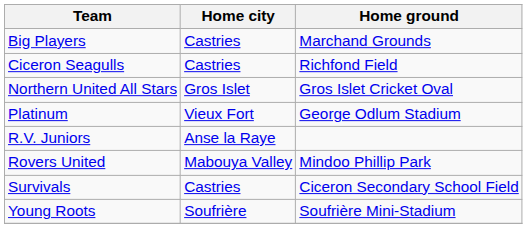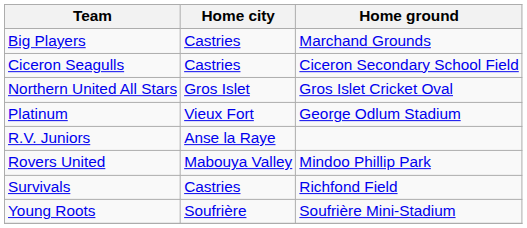(348, 65) Richfond Field -> (409, 65) Ciceron Secondary School Field
(409, 187) Ciceron Secondary School Field -> (348, 187) Richfond Field
